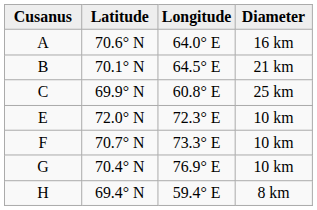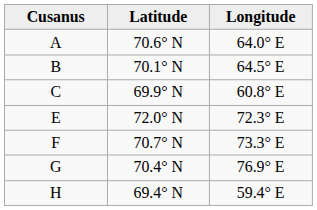- column: (273, 17)
